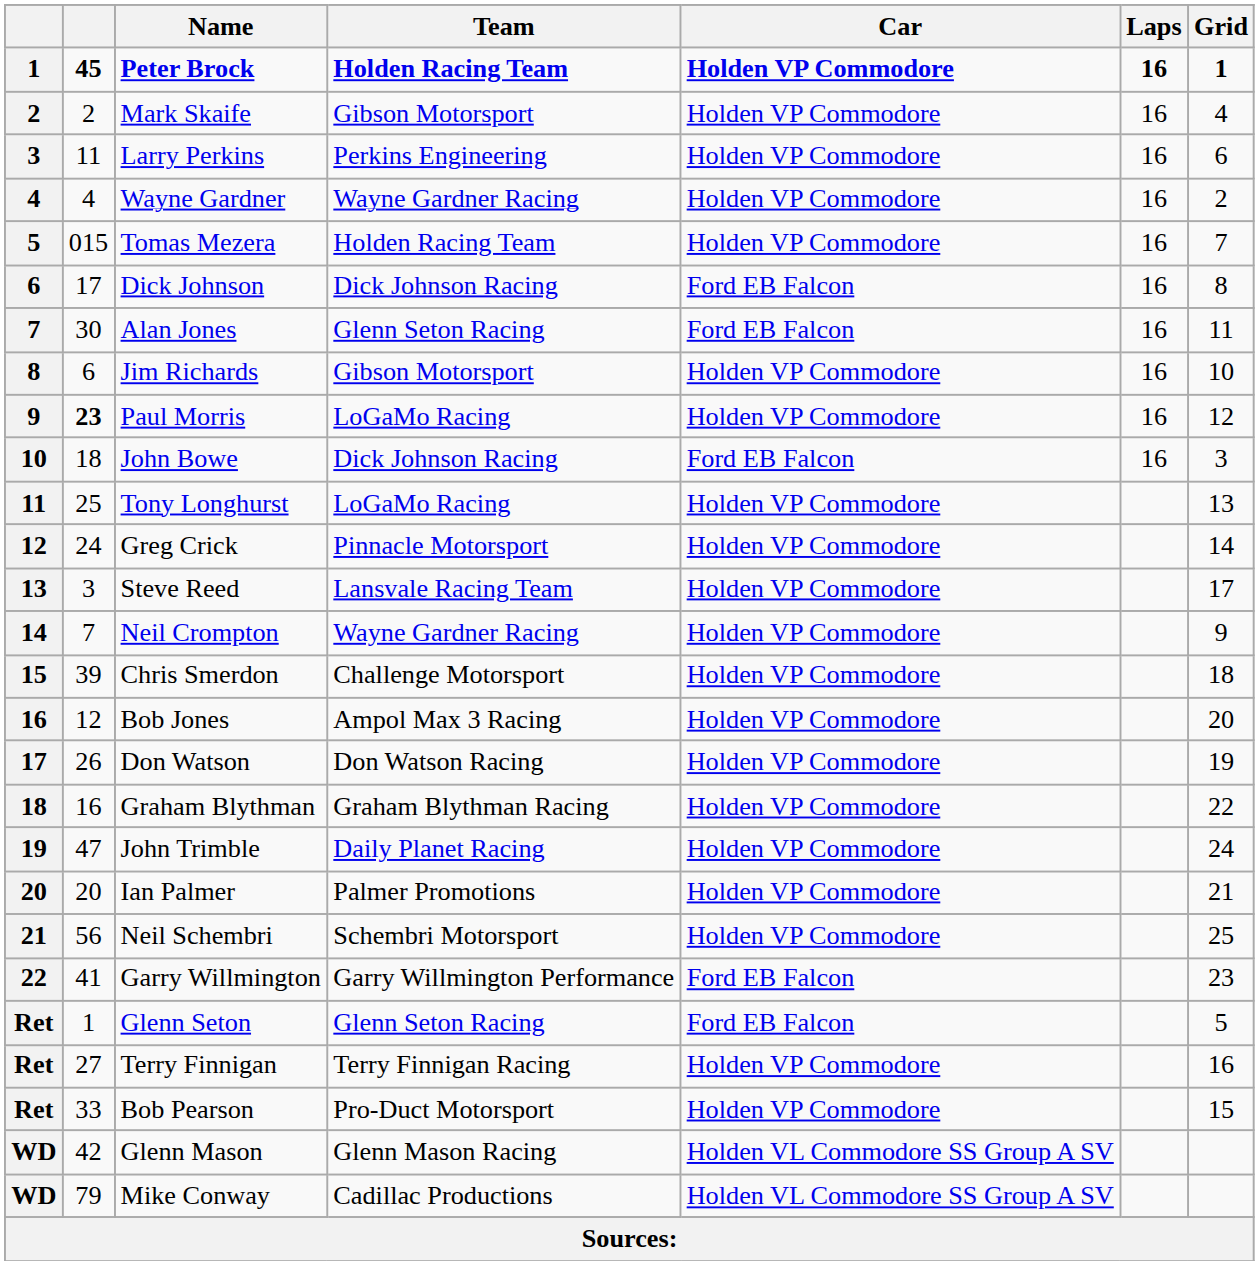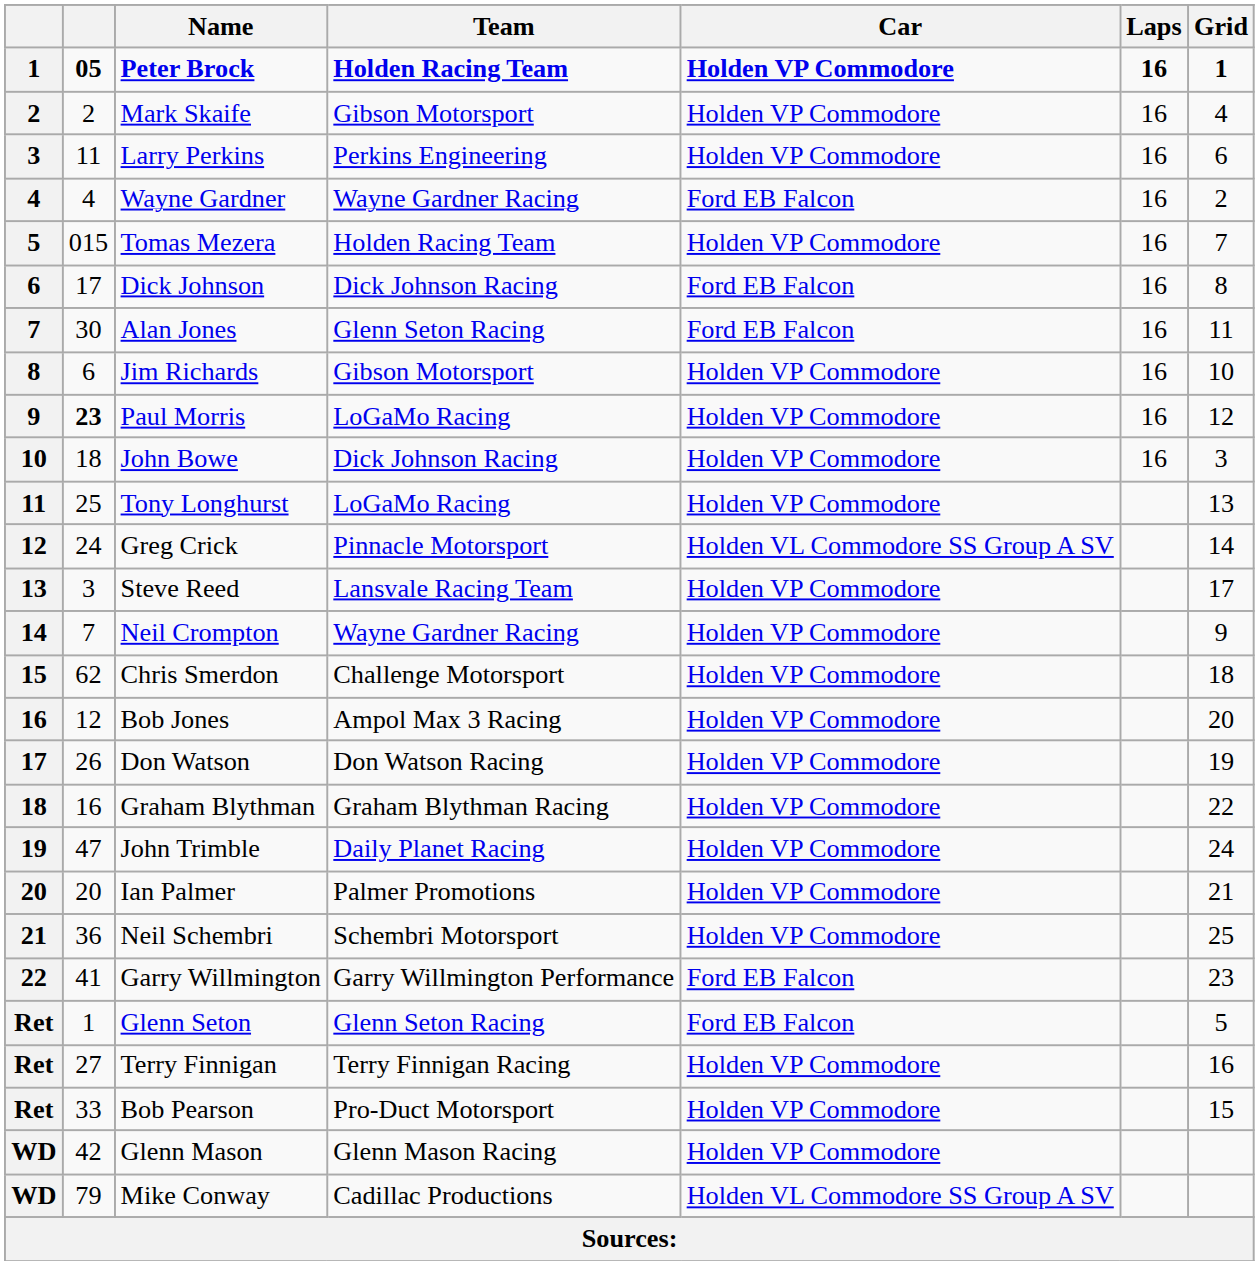(88, 69) 45 -> (88, 69) 05
(813, 198) Holden VP Commodore -> (770, 198) Ford EB Falcon
(770, 458) Ford EB Falcon -> (813, 458) Holden VP Commodore
(813, 545) Holden VP Commodore -> (900, 545) Holden VL Commodore SS Group A SV
(88, 675) 39 -> (88, 675) 62
(88, 935) 56 -> (88, 935) 36
(900, 1151) Holden VL Commodore SS Group A SV -> (813, 1151) Holden VP Commodore
